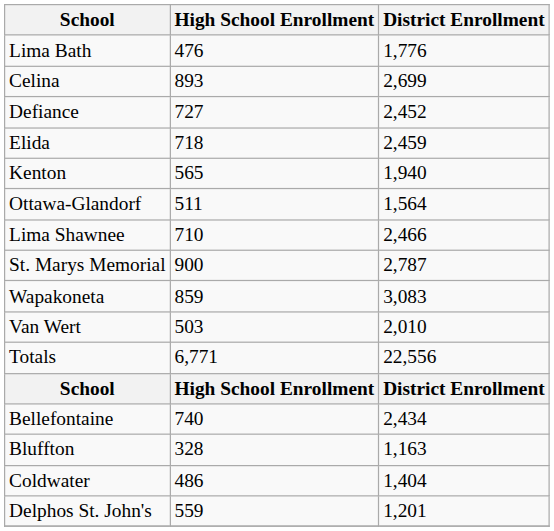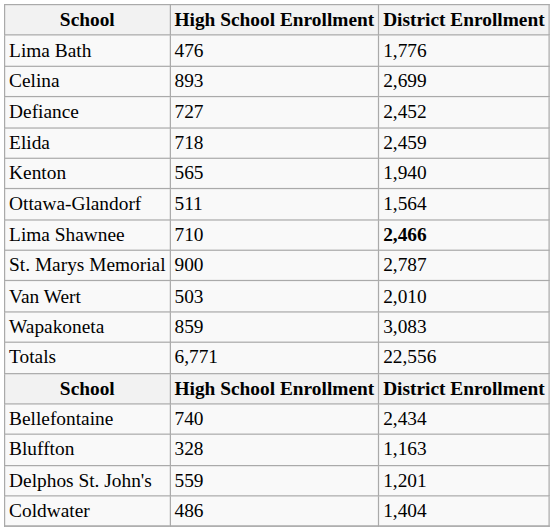(405, 234) normal -> (405, 234) bold
rows swapped: (45, 326) <-> (57, 296)
rows swapped: (49, 480) <-> (80, 511)
